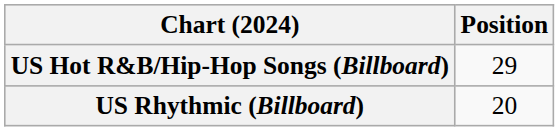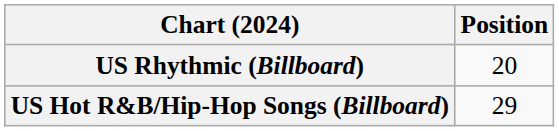rows swapped: (230, 65) <-> (230, 105)
